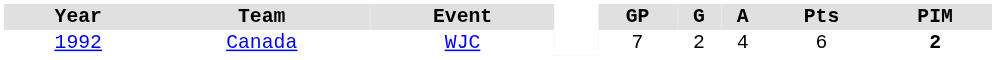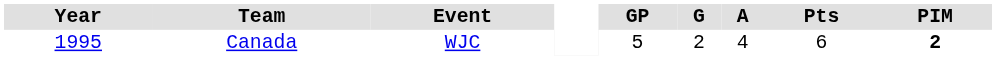(78, 43) 1992 -> (78, 43) 1995
(638, 43) 7 -> (638, 43) 5
